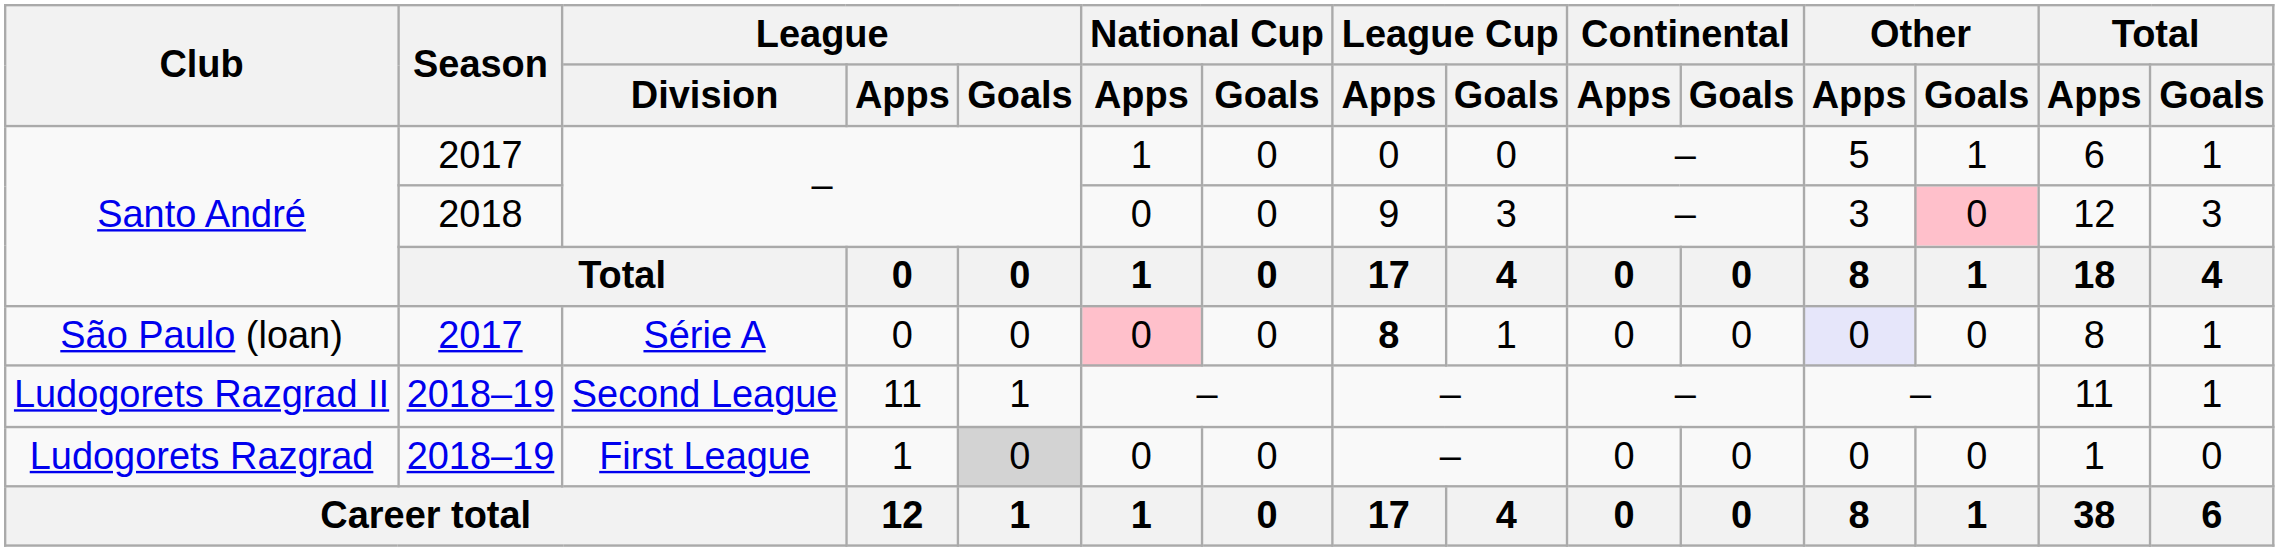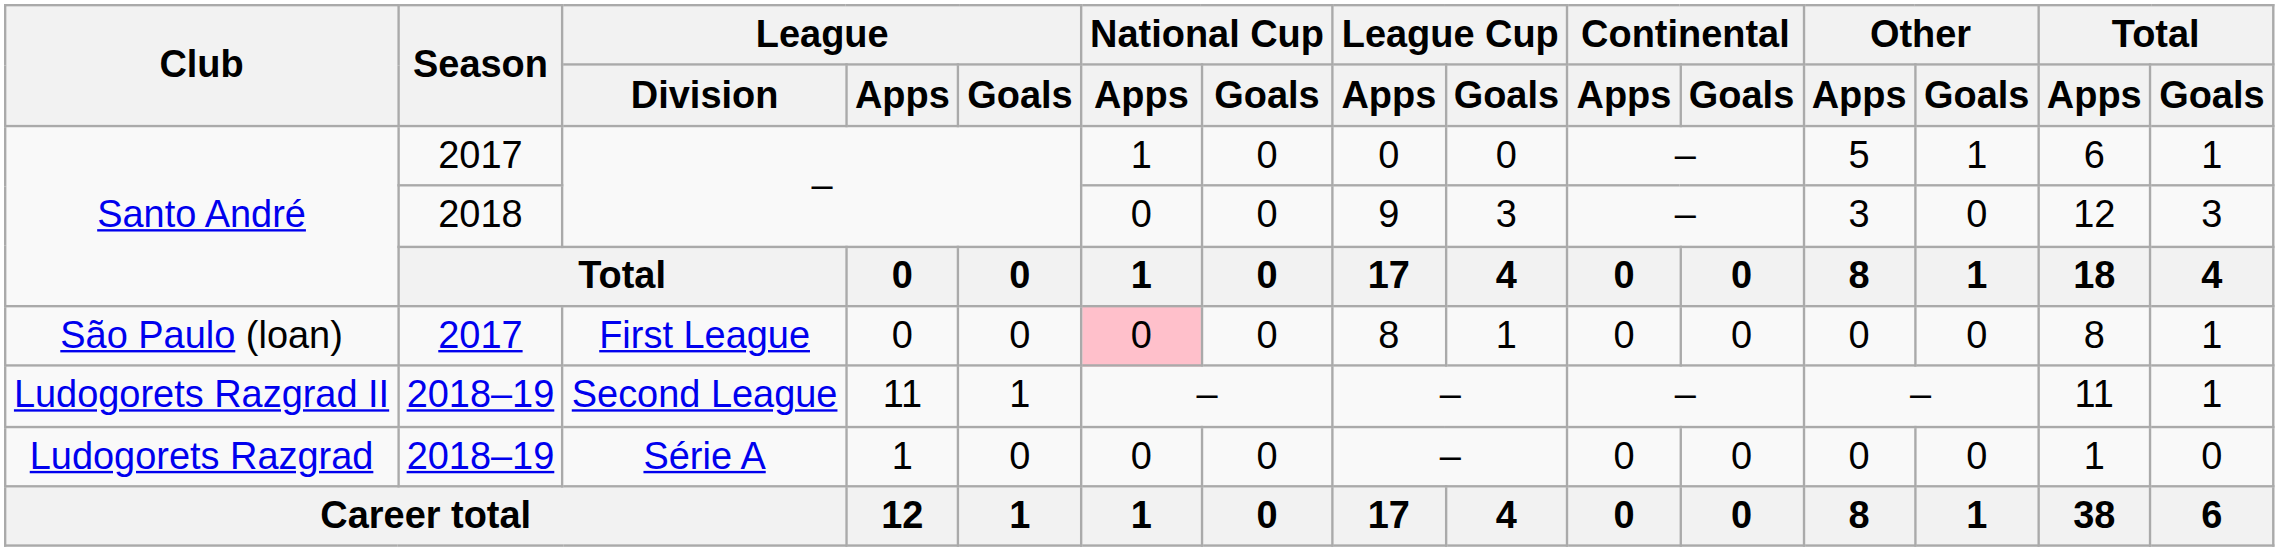(1977, 214) pink background -> (1977, 214) no background
(705, 335) Série A -> (705, 335) First League
(1389, 335) bold -> (1389, 335) normal
(1859, 335) lavender background -> (1859, 335) no background
(705, 455) First League -> (705, 455) Série A
(1020, 455) lightgrey background -> (1020, 455) no background
